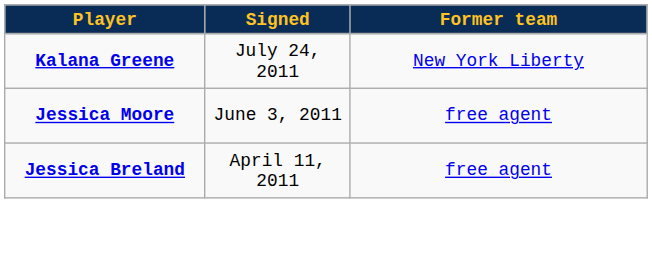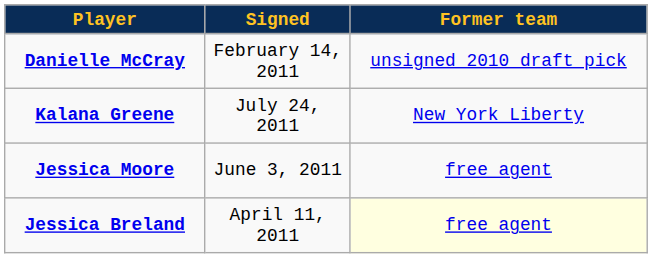+ row: (105, 61)
(499, 171) no background -> (499, 226) lightyellow background
